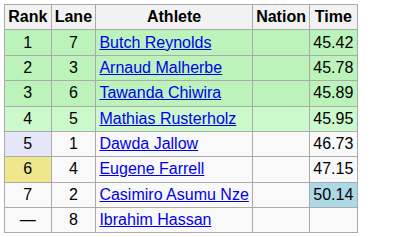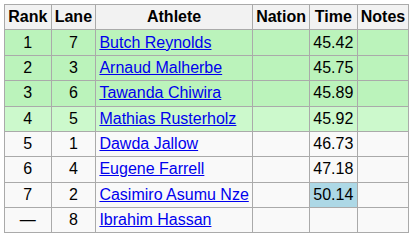+ column: (383, 17)
(333, 67) 45.78 -> (333, 67) 45.75
(333, 118) 45.95 -> (333, 118) 45.92
(28, 144) lavender background -> (28, 144) no background
(28, 169) khaki background -> (28, 169) no background
(333, 169) 47.15 -> (333, 169) 47.18
